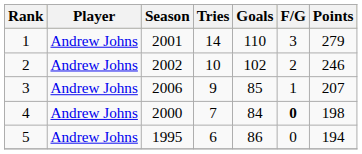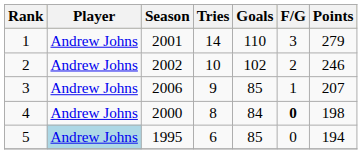(213, 112) 7 -> (213, 112) 8
(94, 137) no background -> (94, 137) lightblue background
(255, 137) 86 -> (255, 137) 85
